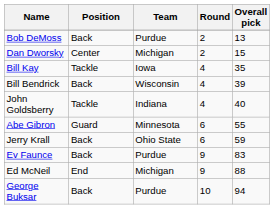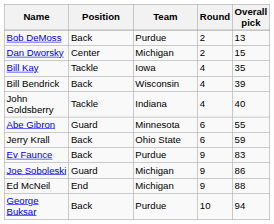+ row: (36, 170)
